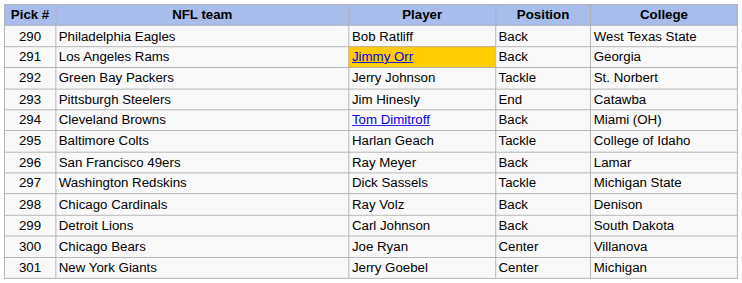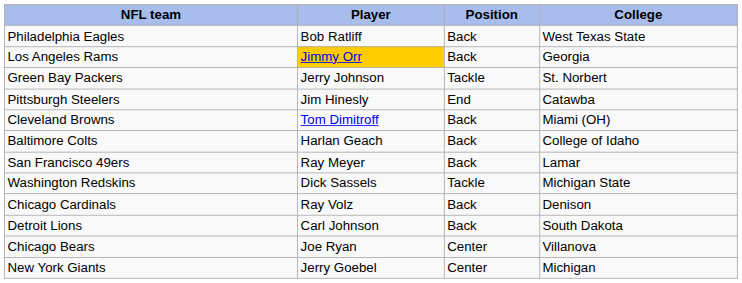- column: (30, 15)
(517, 141) Tackle -> (462, 141) Back
